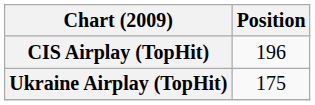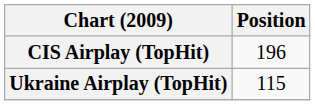(271, 83) 175 -> (271, 83) 115
